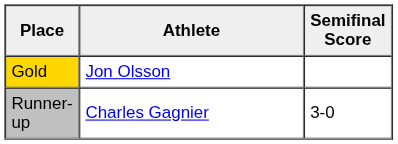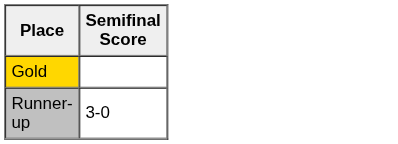- column: (191, 30)
